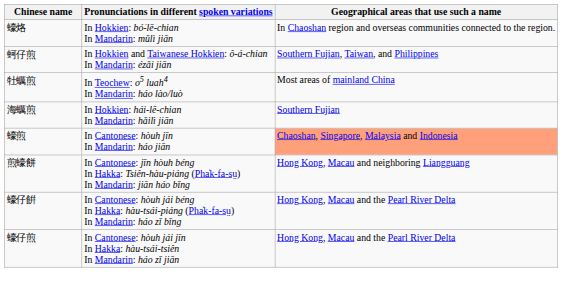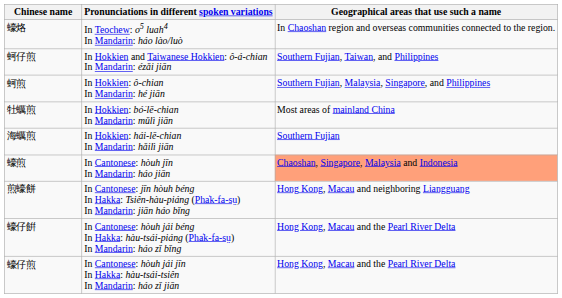(131, 33) In Hokkien: bó͘-lē-chian In Mandarin: mǔlì jiān -> (133, 34) In Teochew: o5 luah4 In Mandarin: háo lào/luò
+ row: (16, 83)
(133, 87) In Teochew: o5 luah4 In Mandarin: háo lào/luò -> (131, 115) In Hokkien: bó͘-lē-chian In Mandarin: mǔlì jiān
